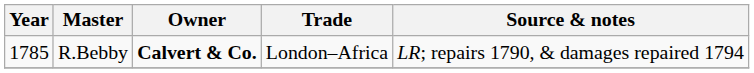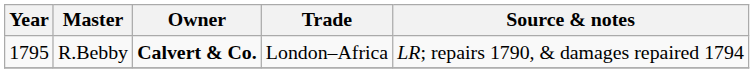(29, 51) 1785 -> (29, 51) 1795
